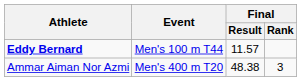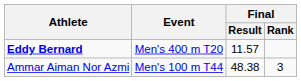(179, 49) Men's 100 m T44 -> (179, 49) Men's 400 m T20
(179, 67) Men's 400 m T20 -> (179, 67) Men's 100 m T44
